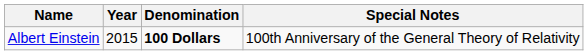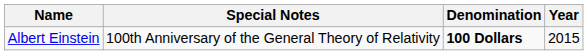columns swapped: (122, 15) <-> (413, 15)
